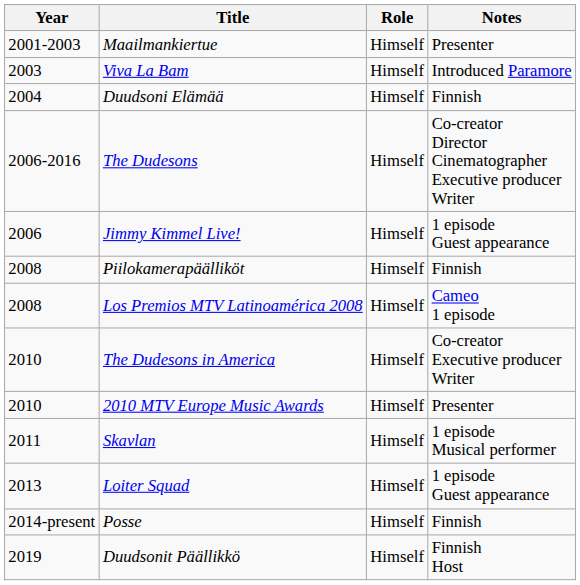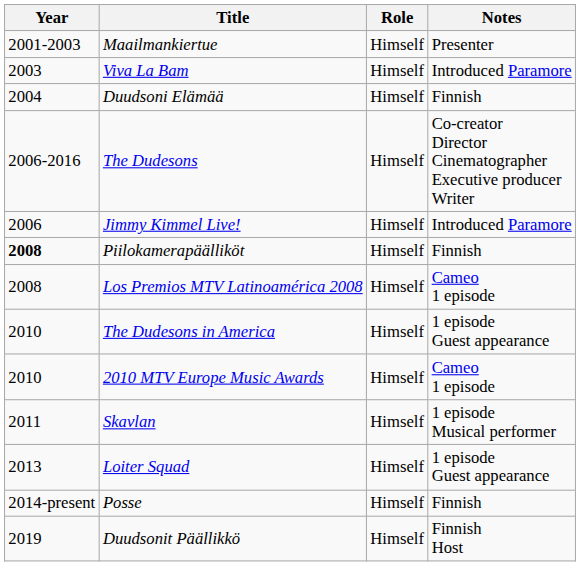(491, 233) 1 episode Guest appearance -> (502, 224) Introduced Paramore
(25, 269) normal -> (25, 250) bold
(497, 359) Co-creator Executive producer Writer -> (491, 331) 1 episode Guest appearance
(463, 404) Presenter -> (463, 376) Cameo 1 episode
